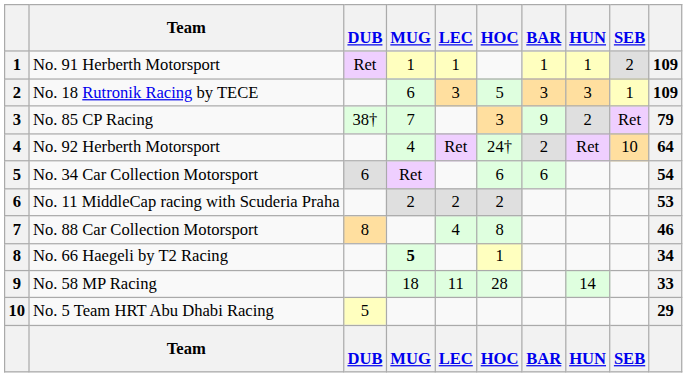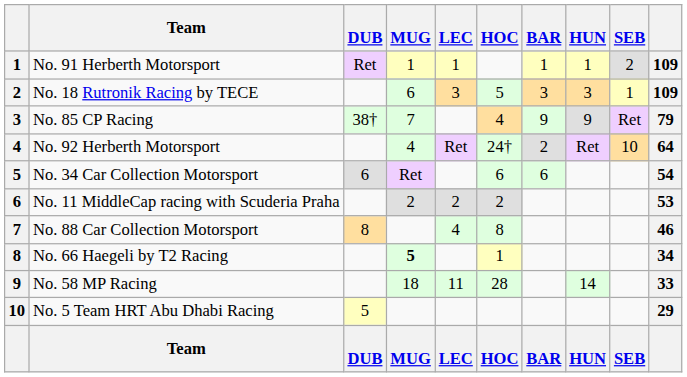(500, 119) 3 -> (500, 119) 4
(588, 119) 2 -> (588, 119) 9
